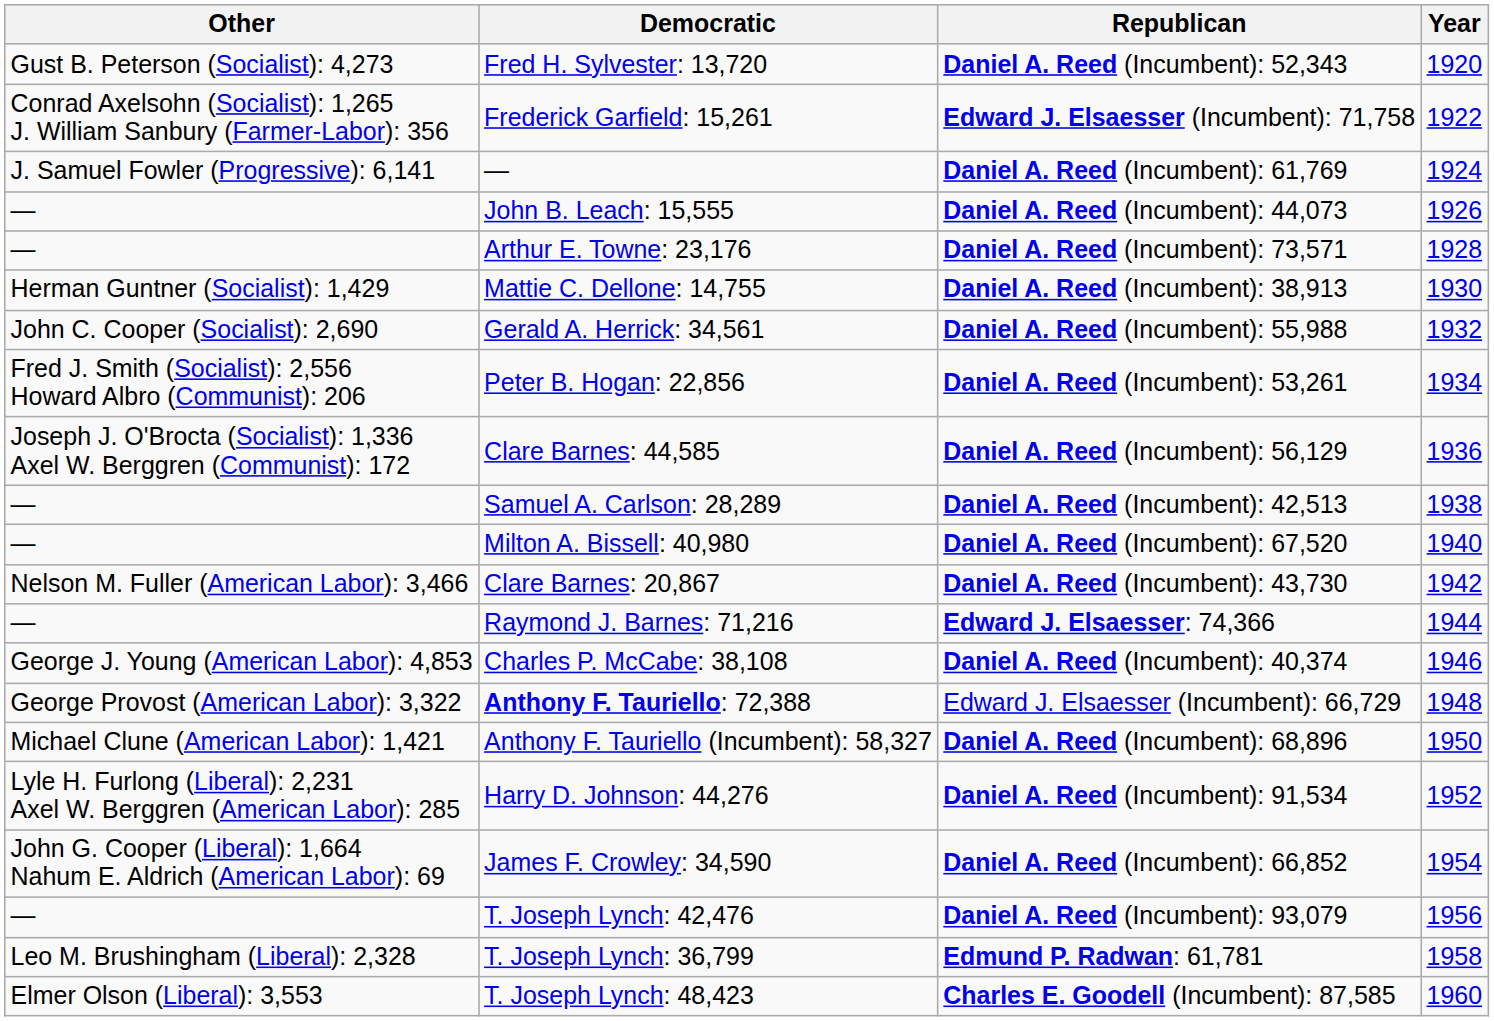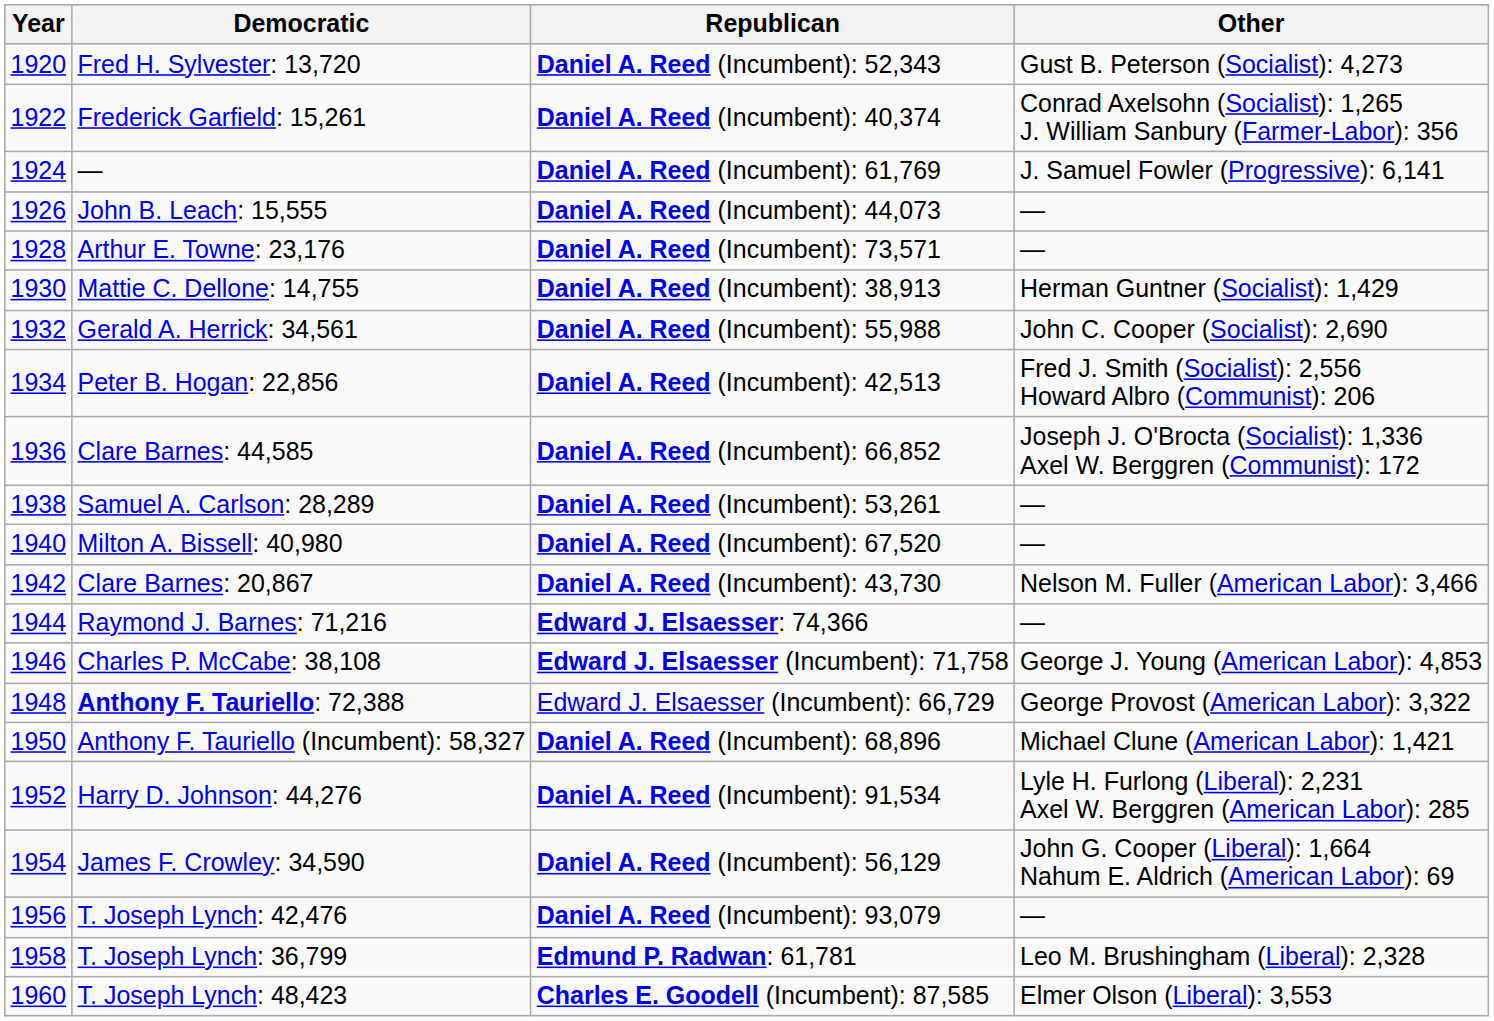columns swapped: (1454, 24) <-> (242, 24)
(1179, 117) Edward J. Elsaesser (Incumbent): 71,758 -> (739, 117) Daniel A. Reed (Incumbent): 40,374
(1145, 383) Daniel A. Reed (Incumbent): 53,261 -> (739, 383) Daniel A. Reed (Incumbent): 42,513
(1145, 450) Daniel A. Reed (Incumbent): 56,129 -> (739, 450) Daniel A. Reed (Incumbent): 66,852
(1145, 504) Daniel A. Reed (Incumbent): 42,513 -> (739, 504) Daniel A. Reed (Incumbent): 53,261
(1145, 662) Daniel A. Reed (Incumbent): 40,374 -> (773, 662) Edward J. Elsaesser (Incumbent): 71,758
(1145, 863) Daniel A. Reed (Incumbent): 66,852 -> (739, 863) Daniel A. Reed (Incumbent): 56,129
